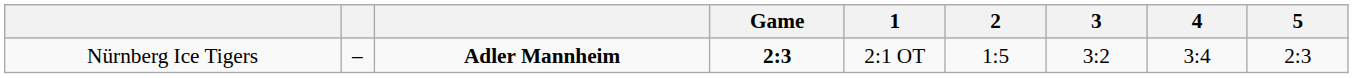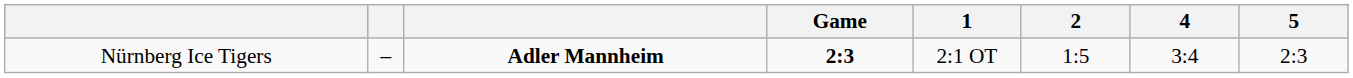- column: (1096, 21)
